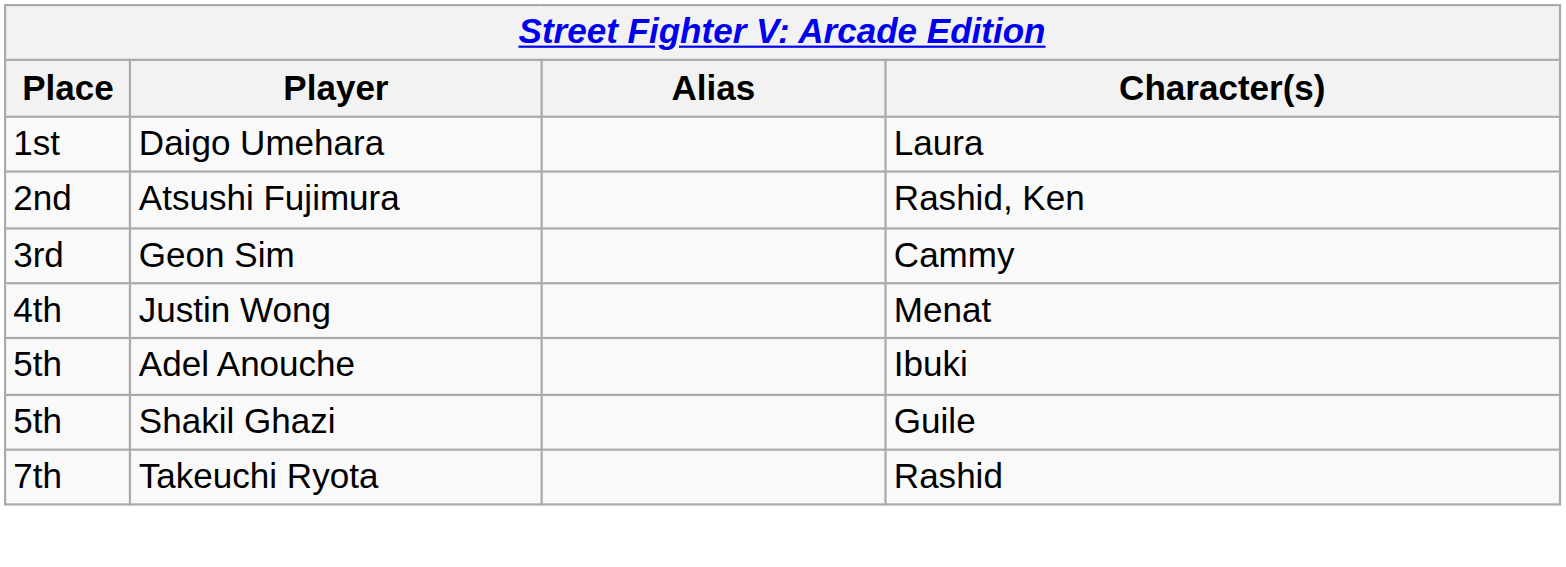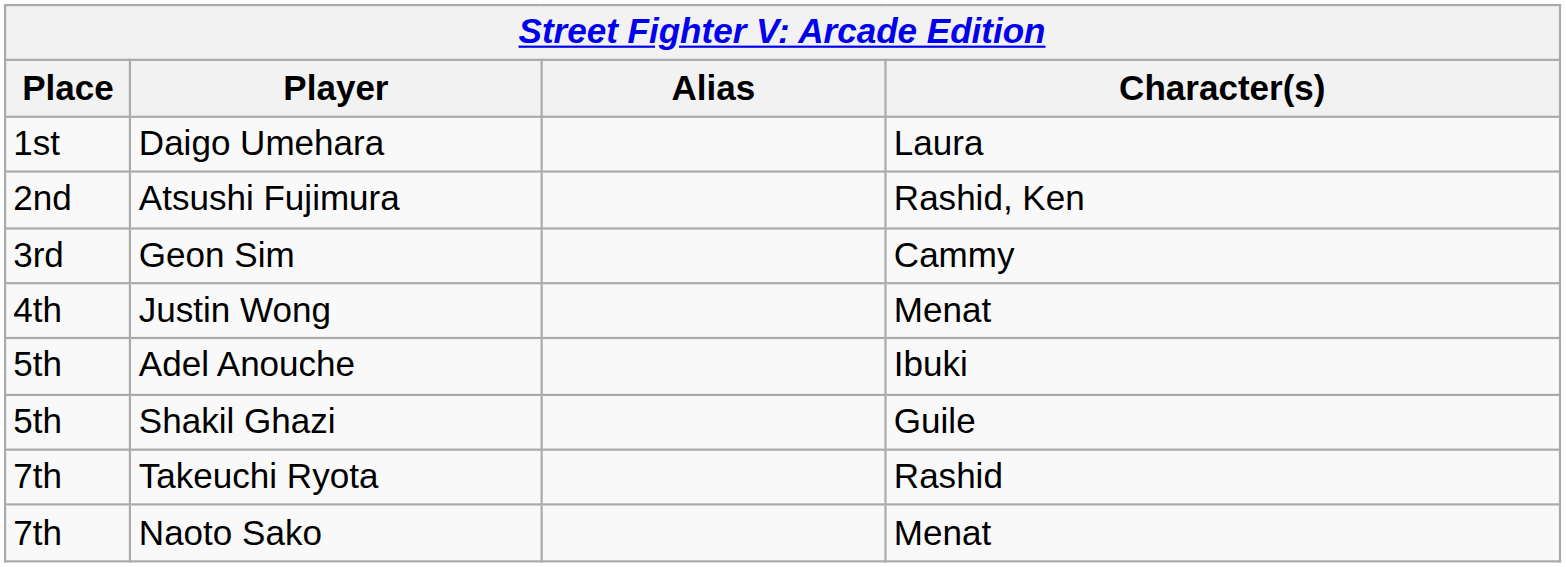+ row: (230, 532)
